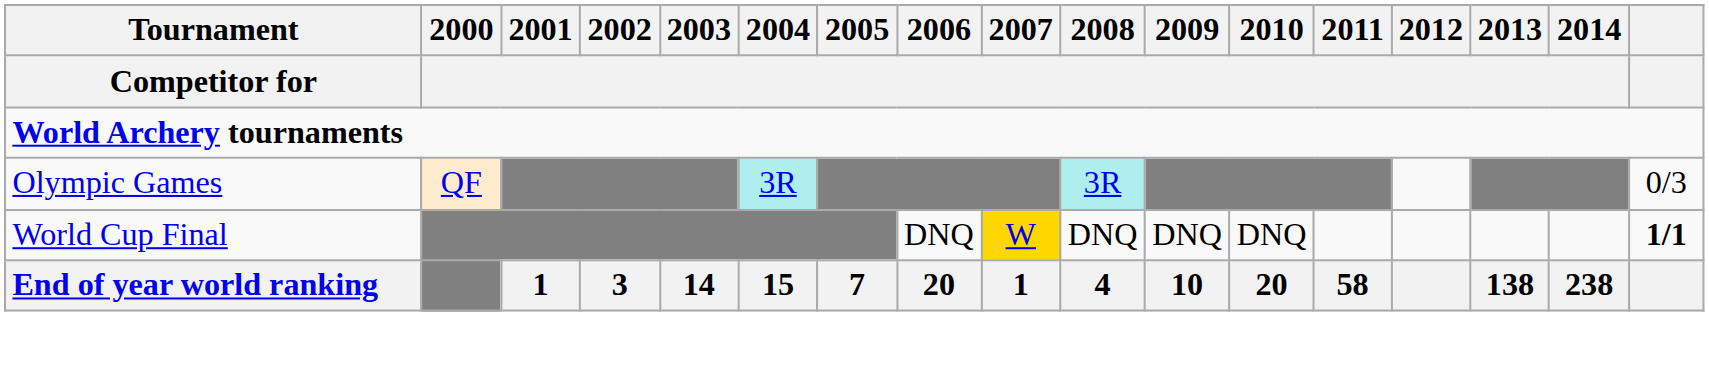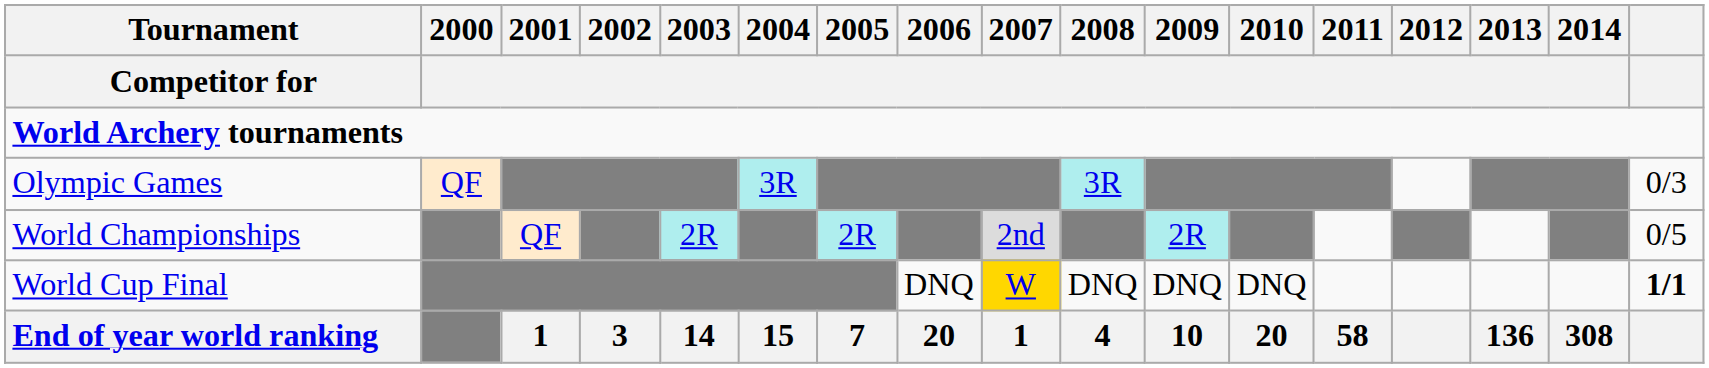+ row: (156, 234)
(1510, 285) 138 -> (1510, 336) 136
(1589, 285) 238 -> (1589, 336) 308
